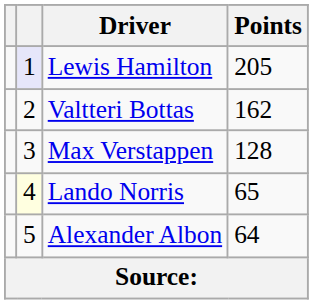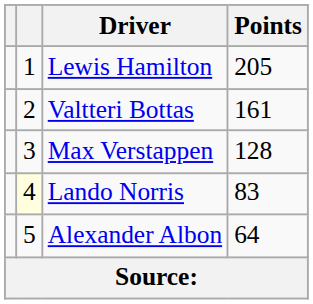(29, 67) lavender background -> (29, 67) no background
(253, 108) 162 -> (253, 108) 161
(247, 192) 65 -> (247, 192) 83
